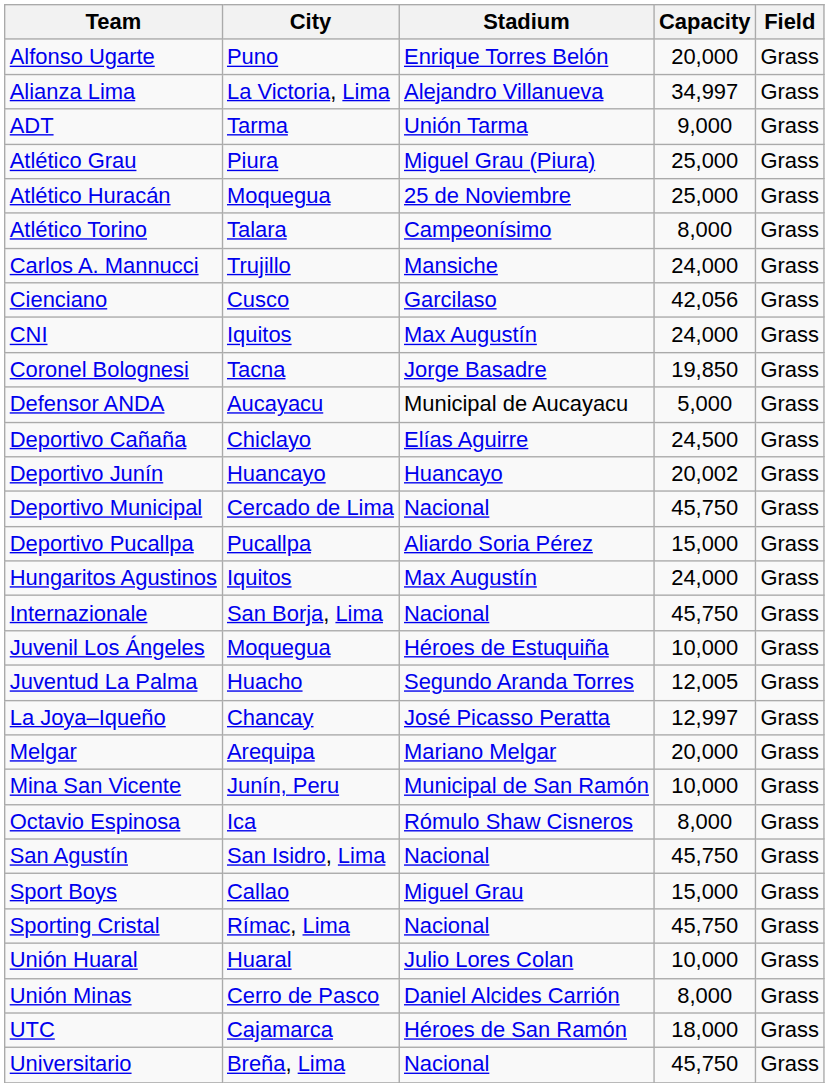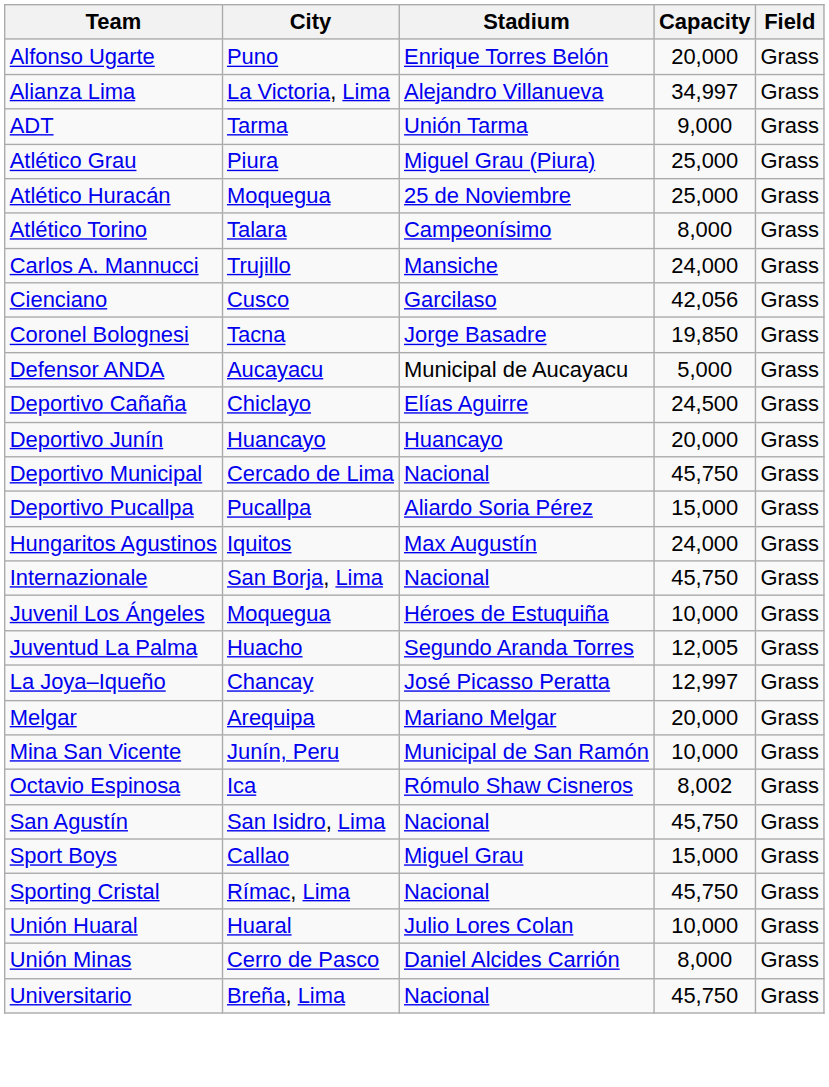- row: (29, 334)
(705, 473) 20,002 -> (705, 439) 20,000
(705, 821) 8,000 -> (705, 786) 8,002
- row: (32, 1030)
